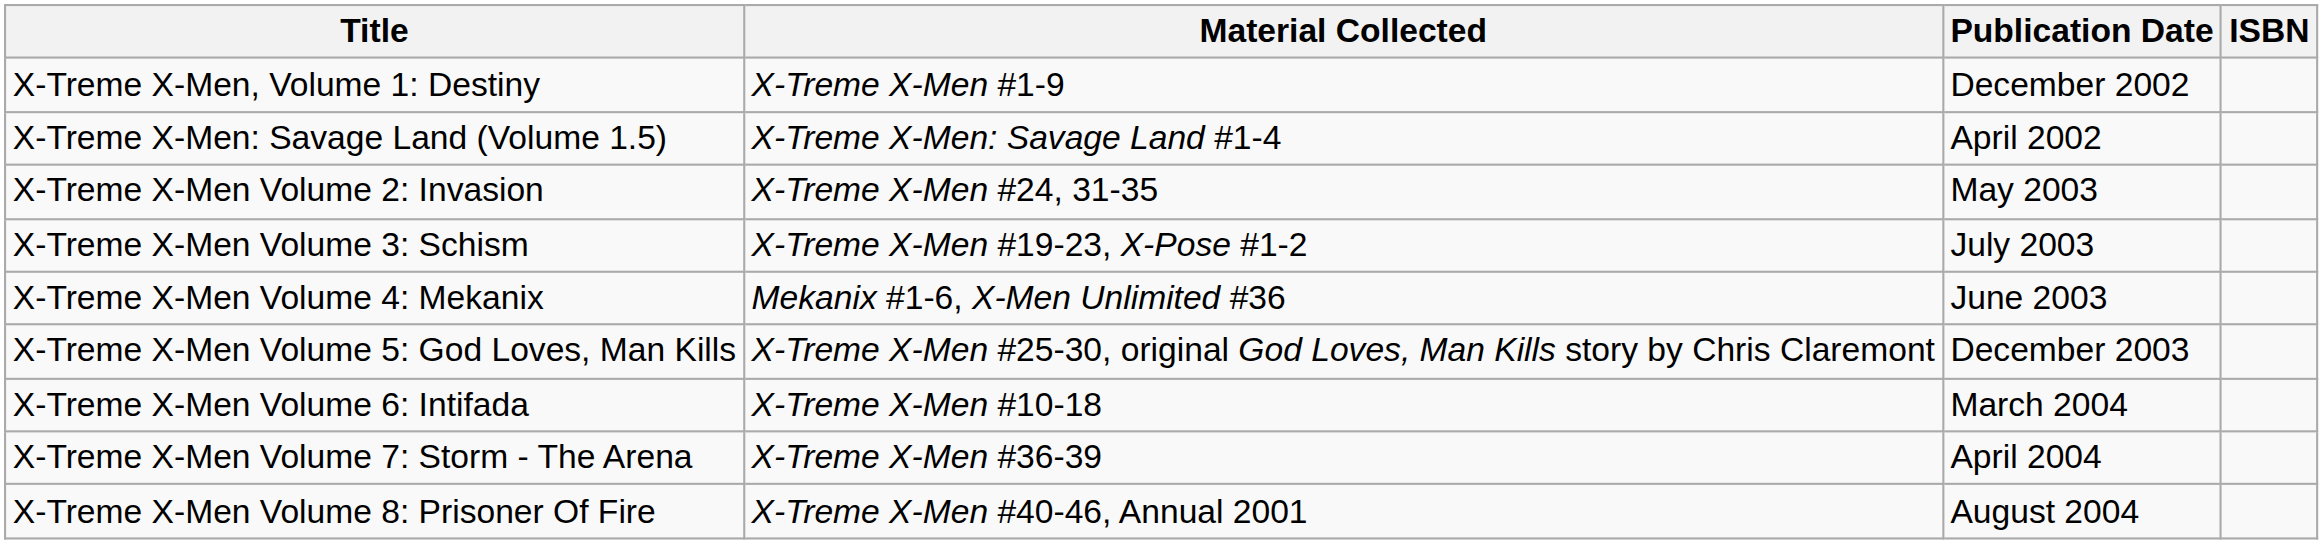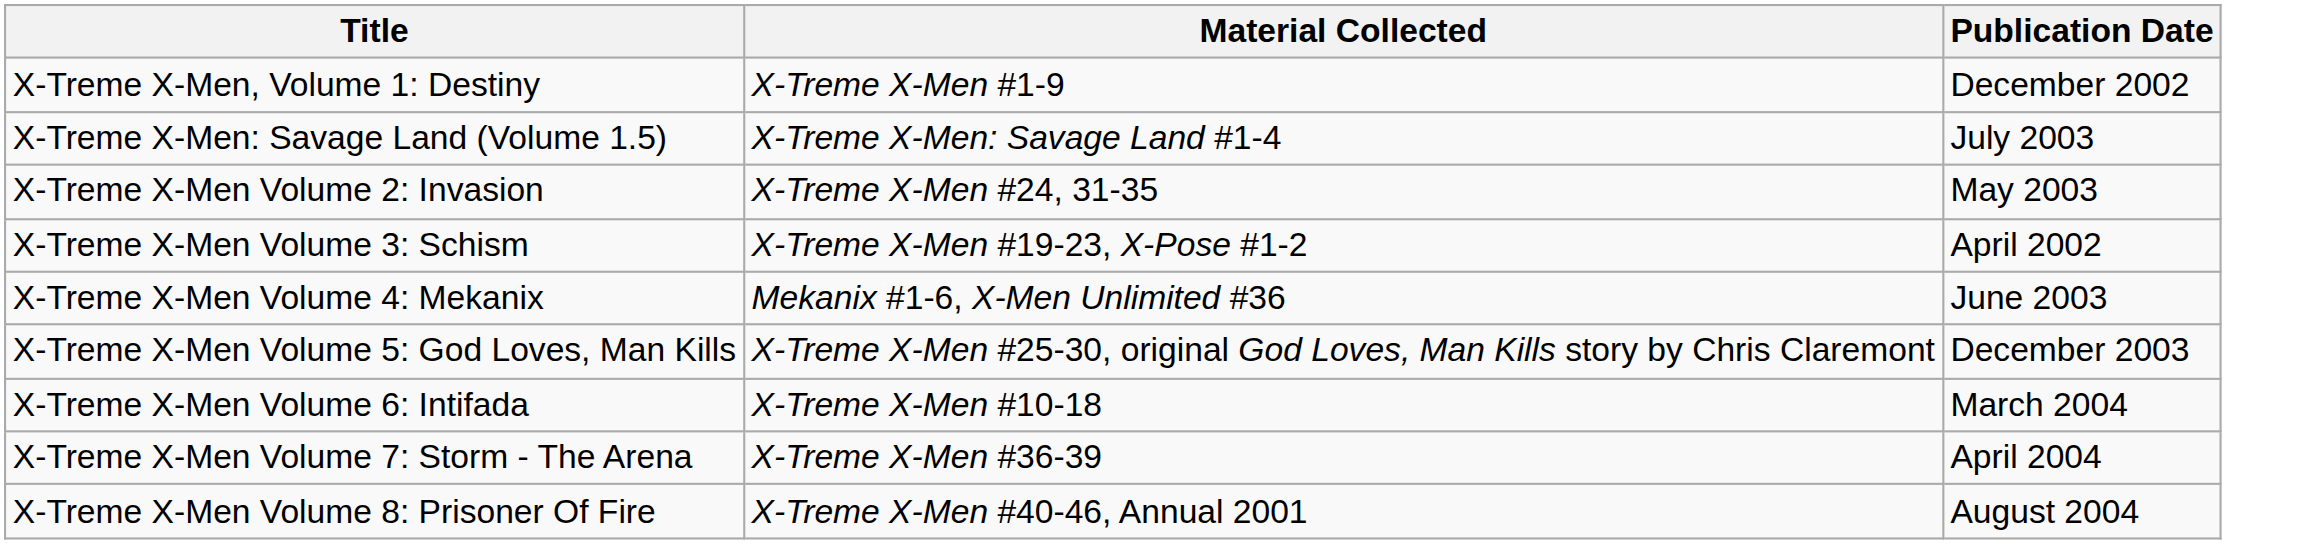- column: (2269, 31)
(2026, 137) April 2002 -> (2022, 137) July 2003
(2022, 244) July 2003 -> (2026, 244) April 2002
